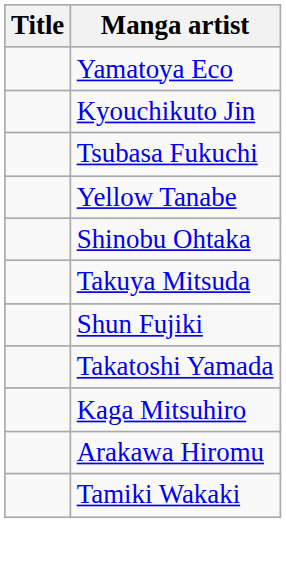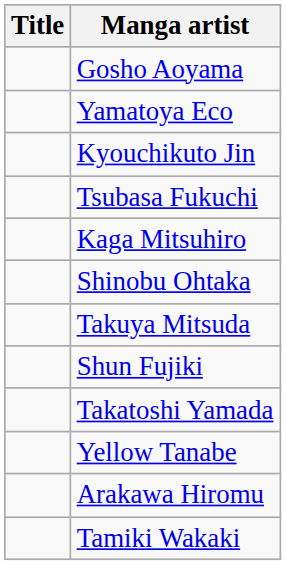+ row: (160, 68)
rows swapped: (161, 409) <-> (157, 196)
